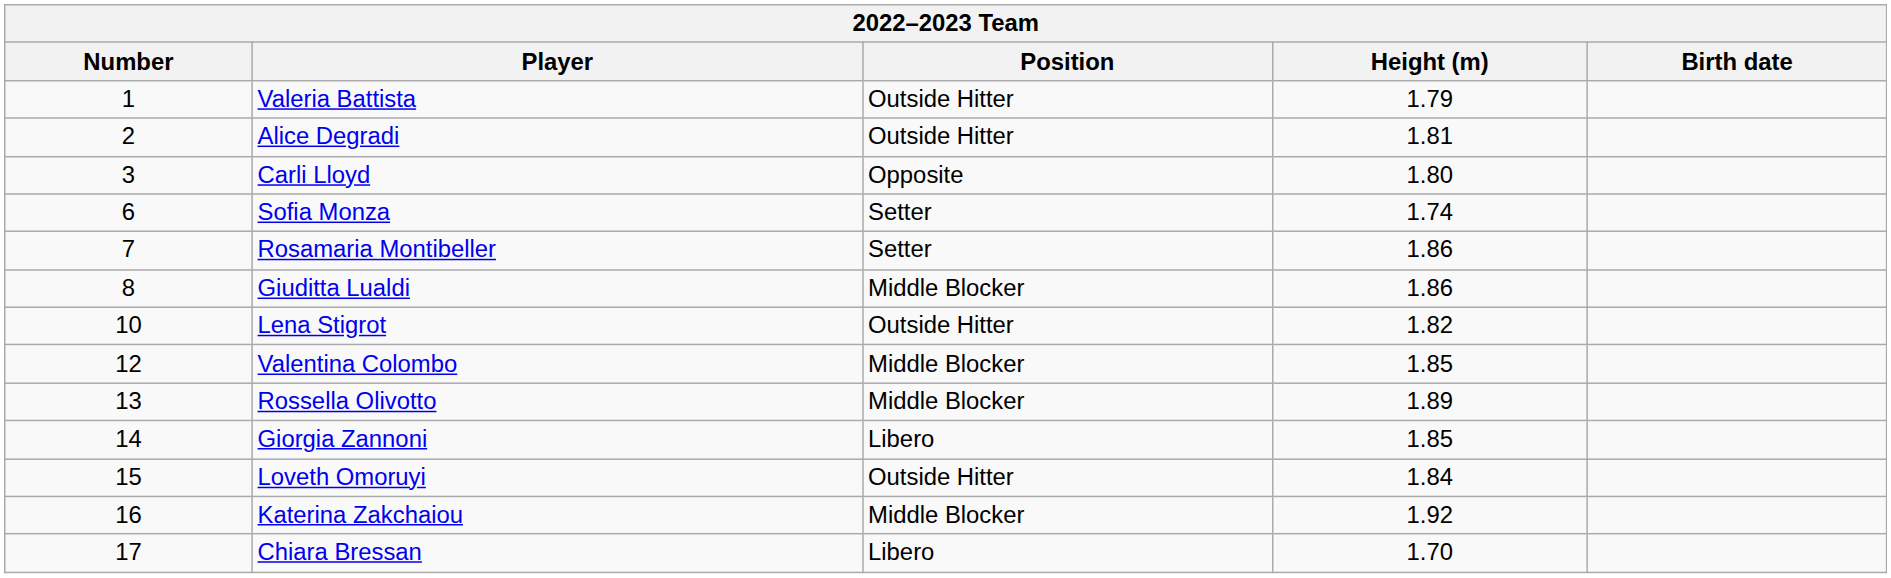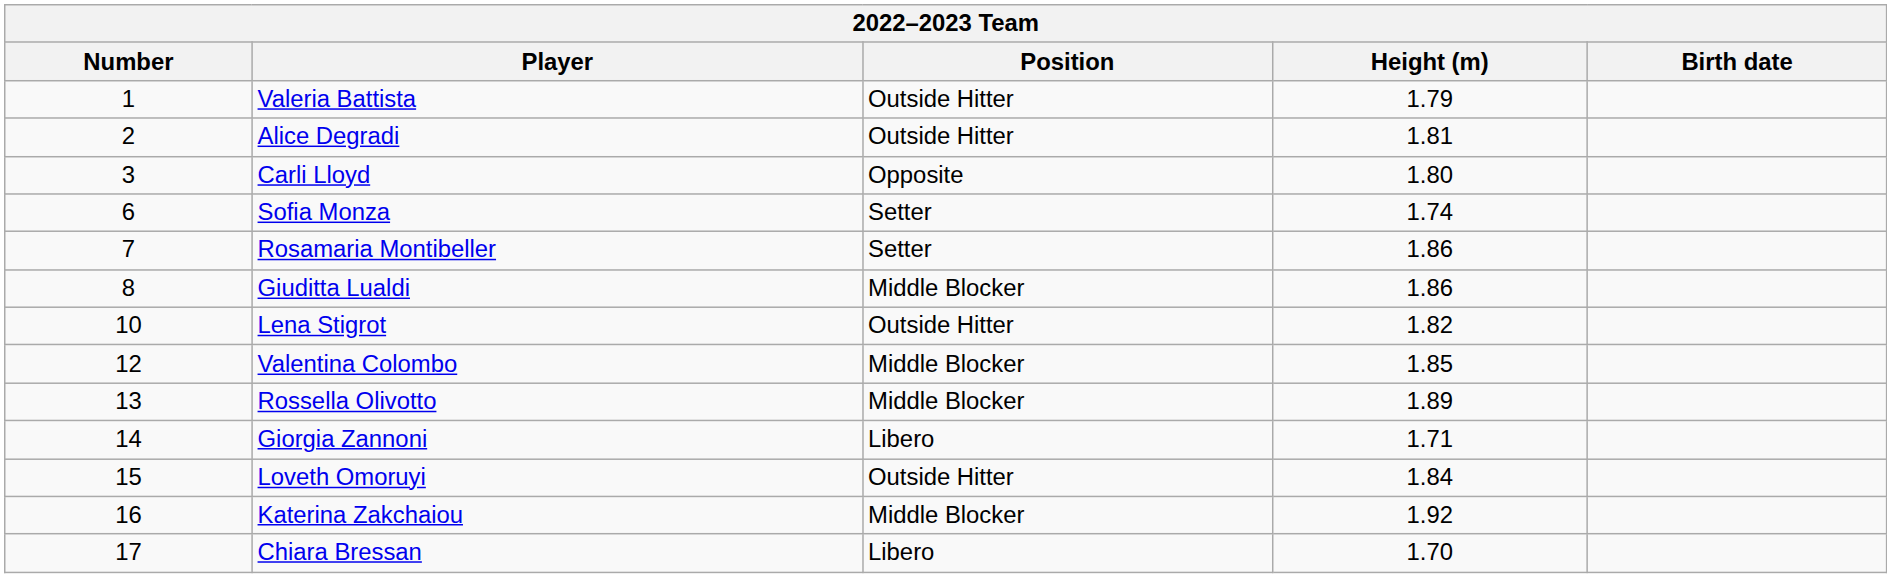(1430, 439) 1.85 -> (1430, 439) 1.71
